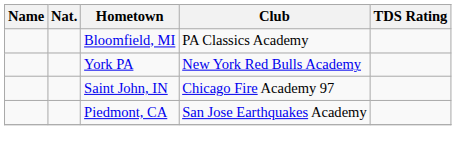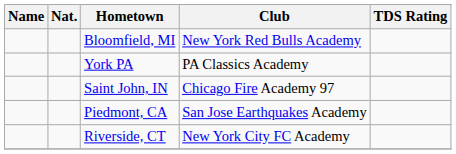(245, 40) PA Classics Academy -> (272, 40) New York Red Bulls Academy
(272, 64) New York Red Bulls Academy -> (245, 64) PA Classics Academy
+ row: (125, 136)
